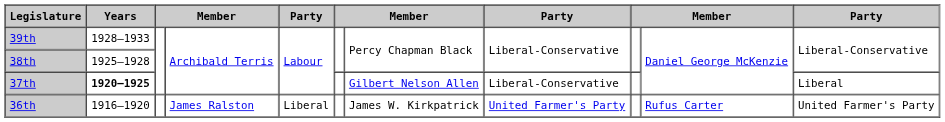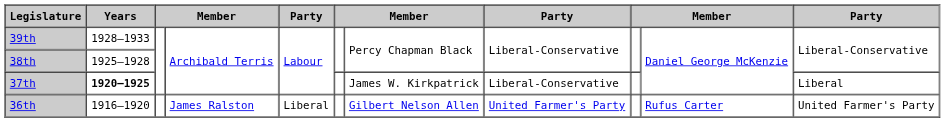(414, 83) Gilbert Nelson Allen -> (414, 83) James W. Kirkpatrick
(414, 106) James W. Kirkpatrick -> (414, 106) Gilbert Nelson Allen
